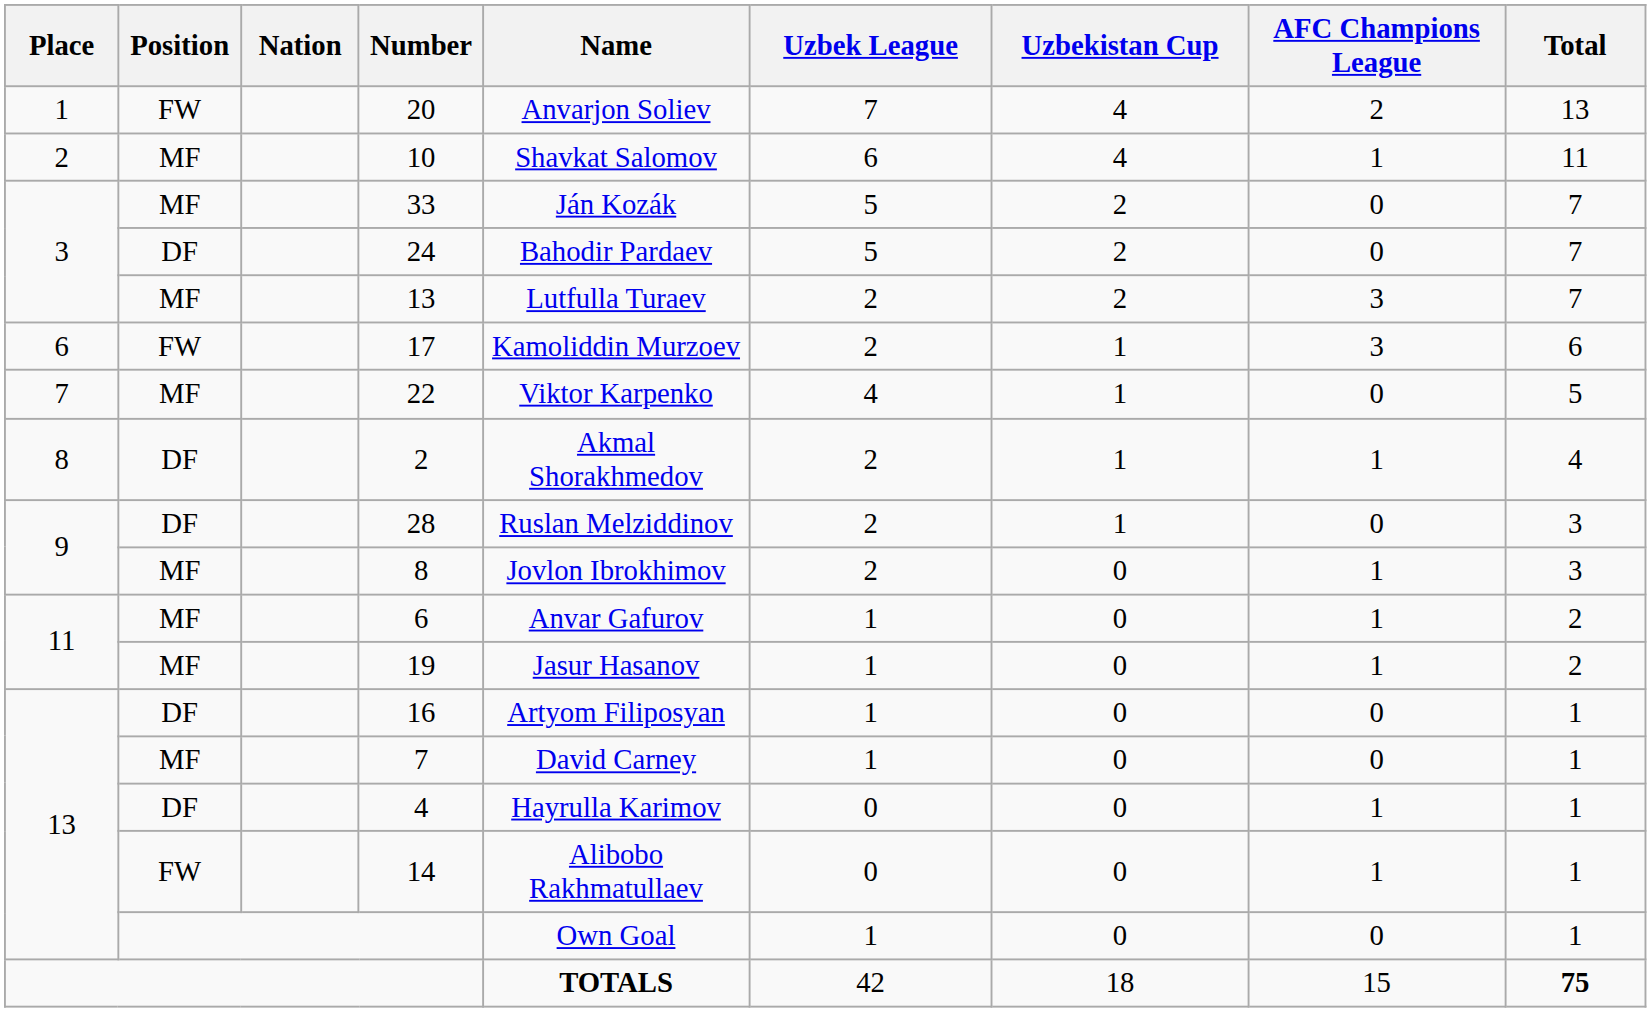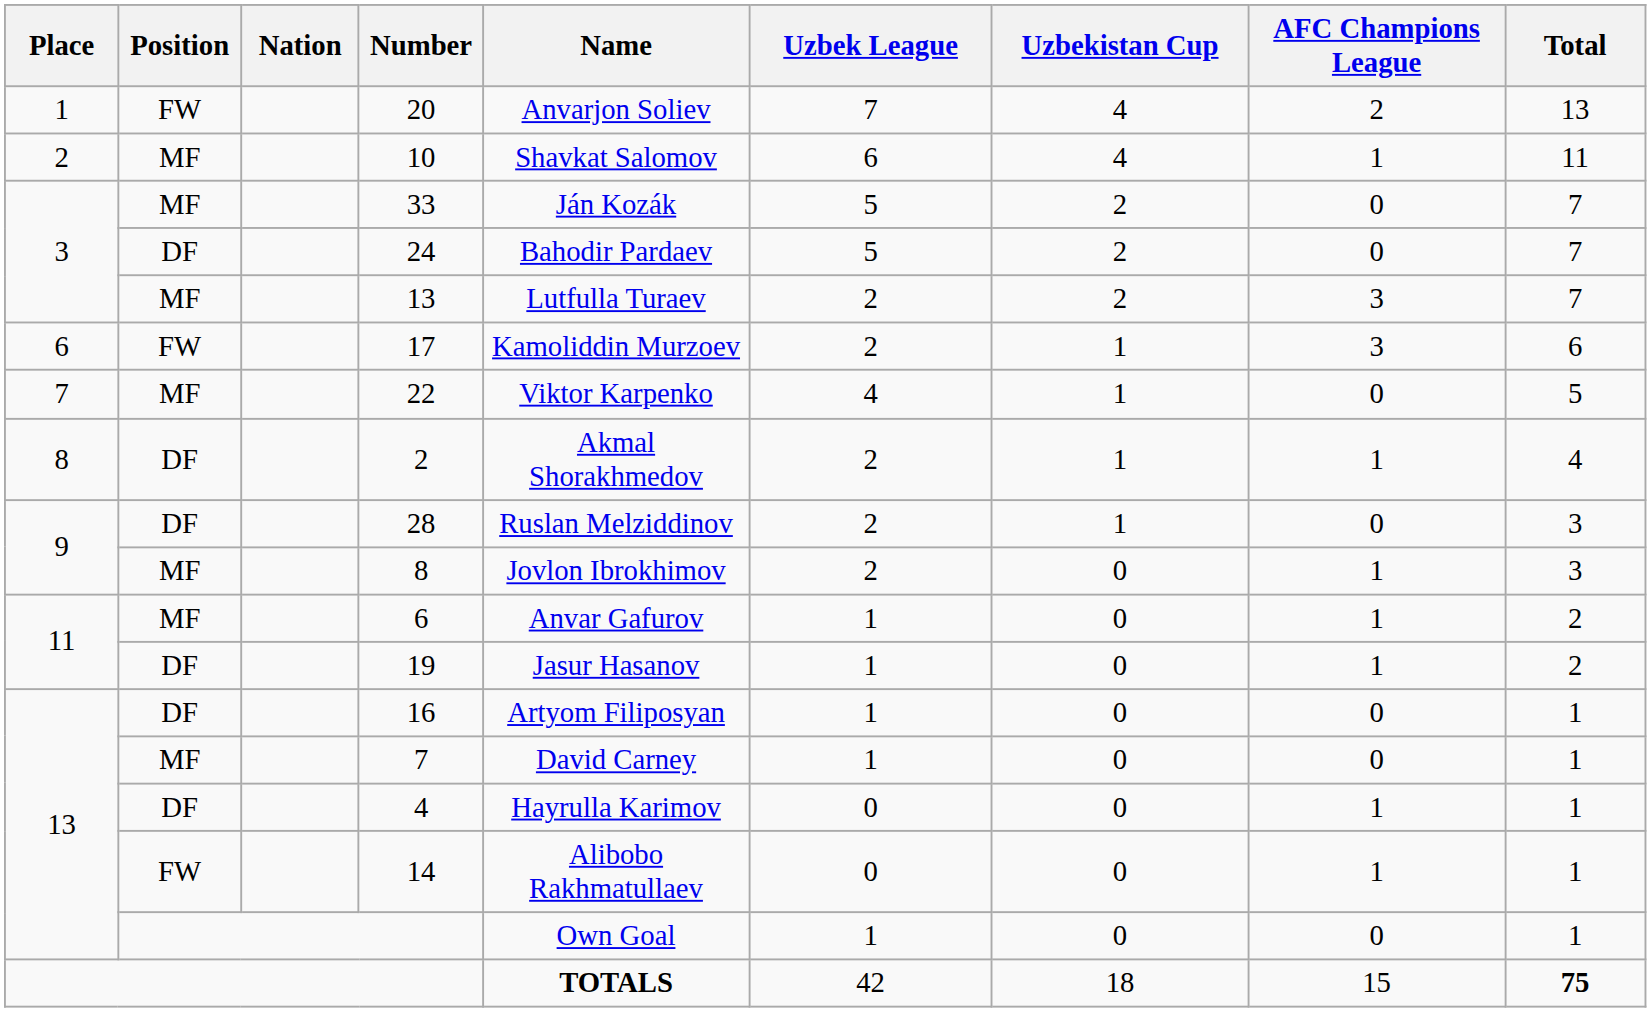(180, 664) MF -> (180, 664) DF
